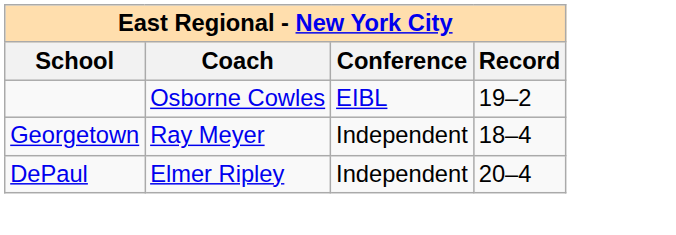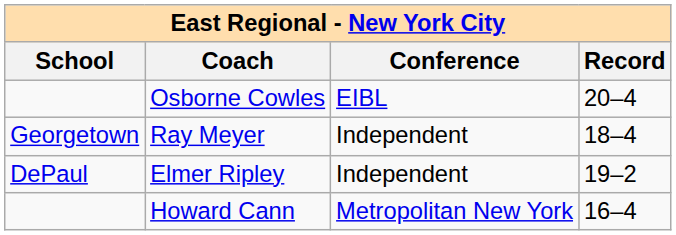(505, 98) 19–2 -> (610, 98) 20–4
(505, 173) 20–4 -> (610, 173) 19–2
+ row: (223, 211)
